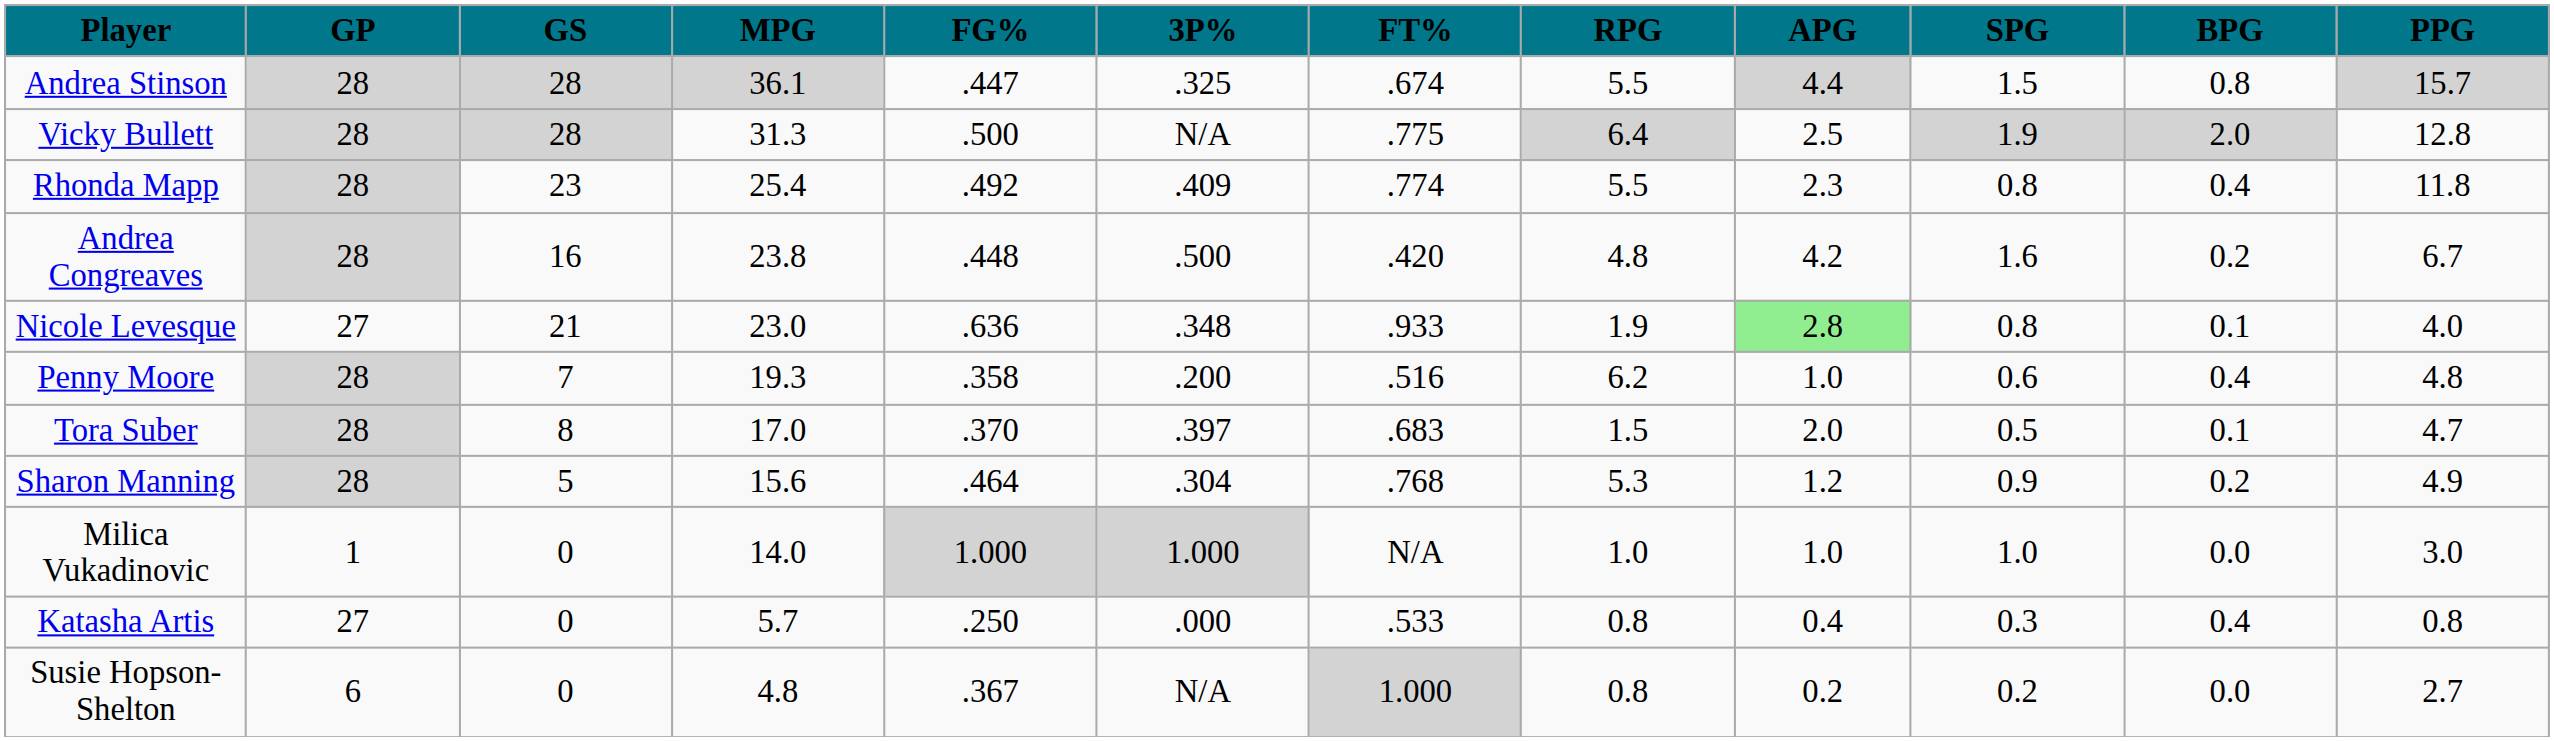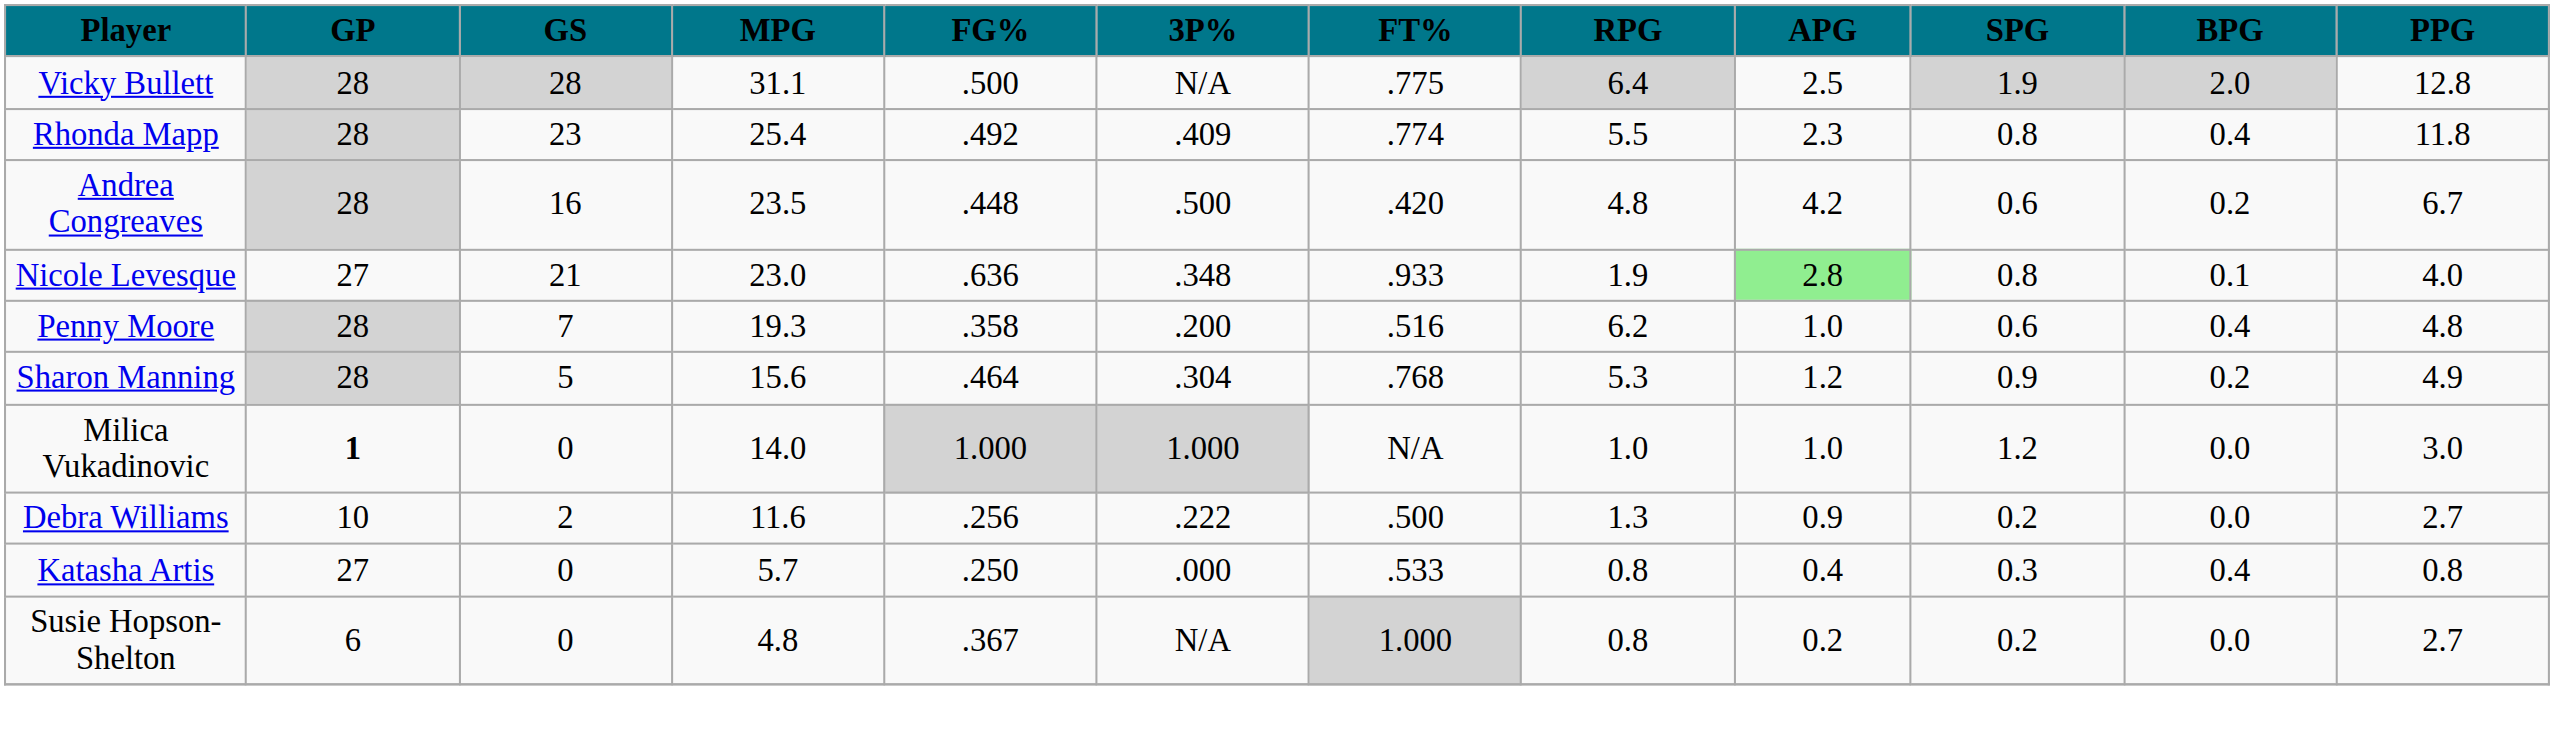- row: (126, 82)
(778, 133) 31.3 -> (778, 82) 31.1
(778, 255) 23.8 -> (778, 204) 23.5
(2018, 255) 1.6 -> (2018, 204) 0.6
- row: (126, 429)
(353, 551) normal -> (353, 447) bold
(2018, 551) 1.0 -> (2018, 447) 1.2
+ row: (126, 517)
